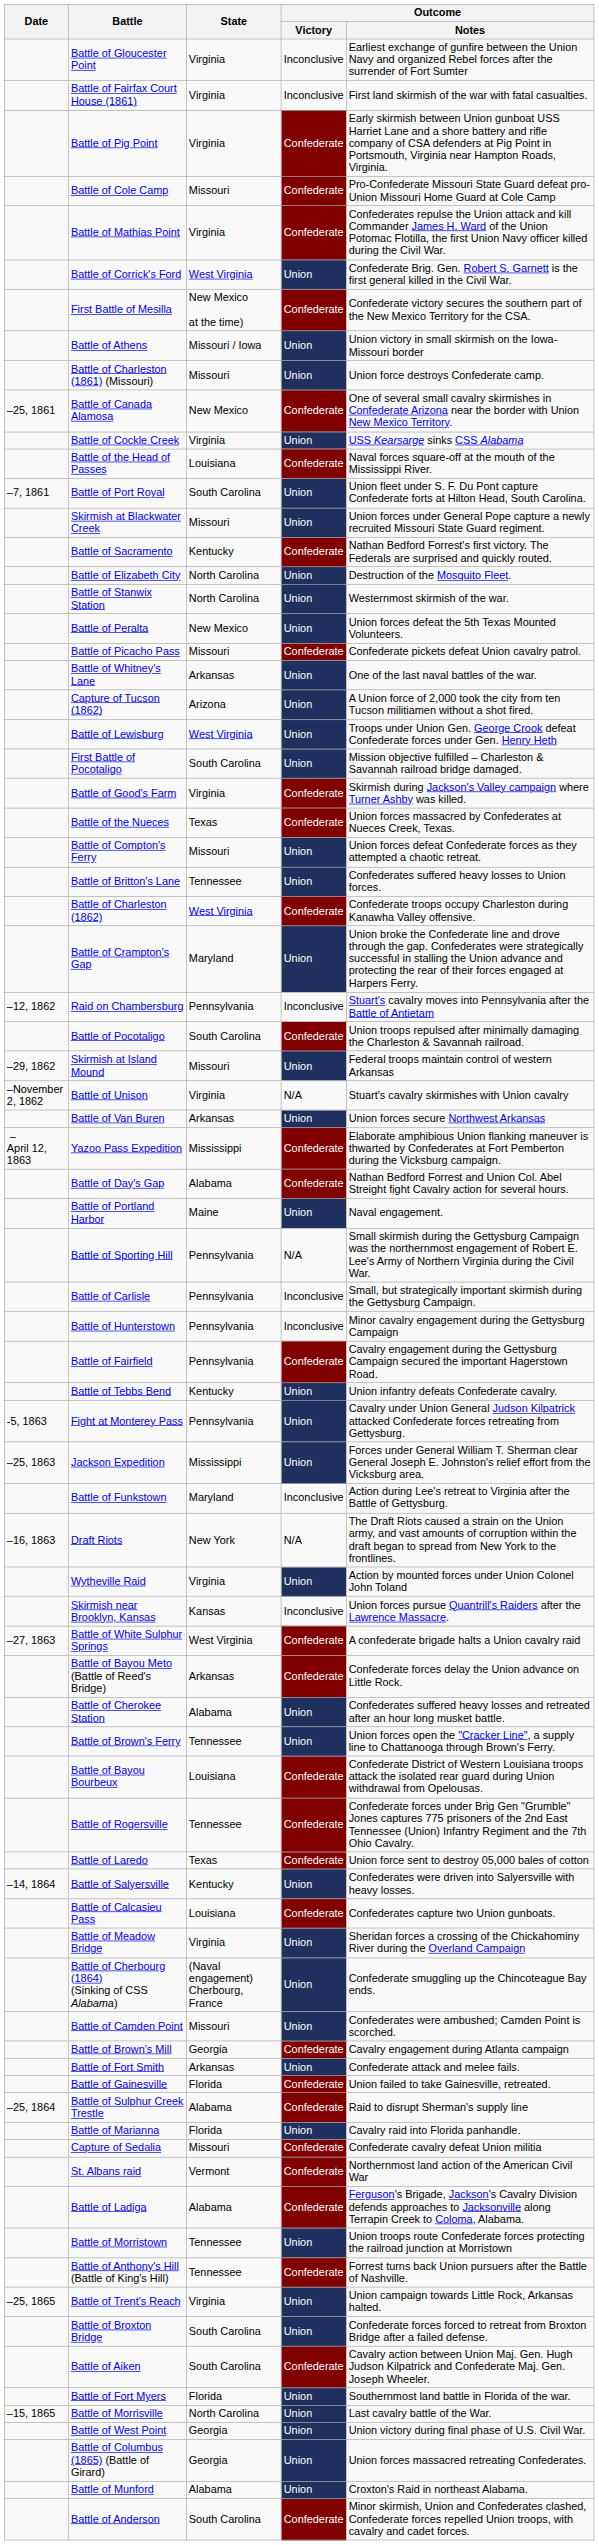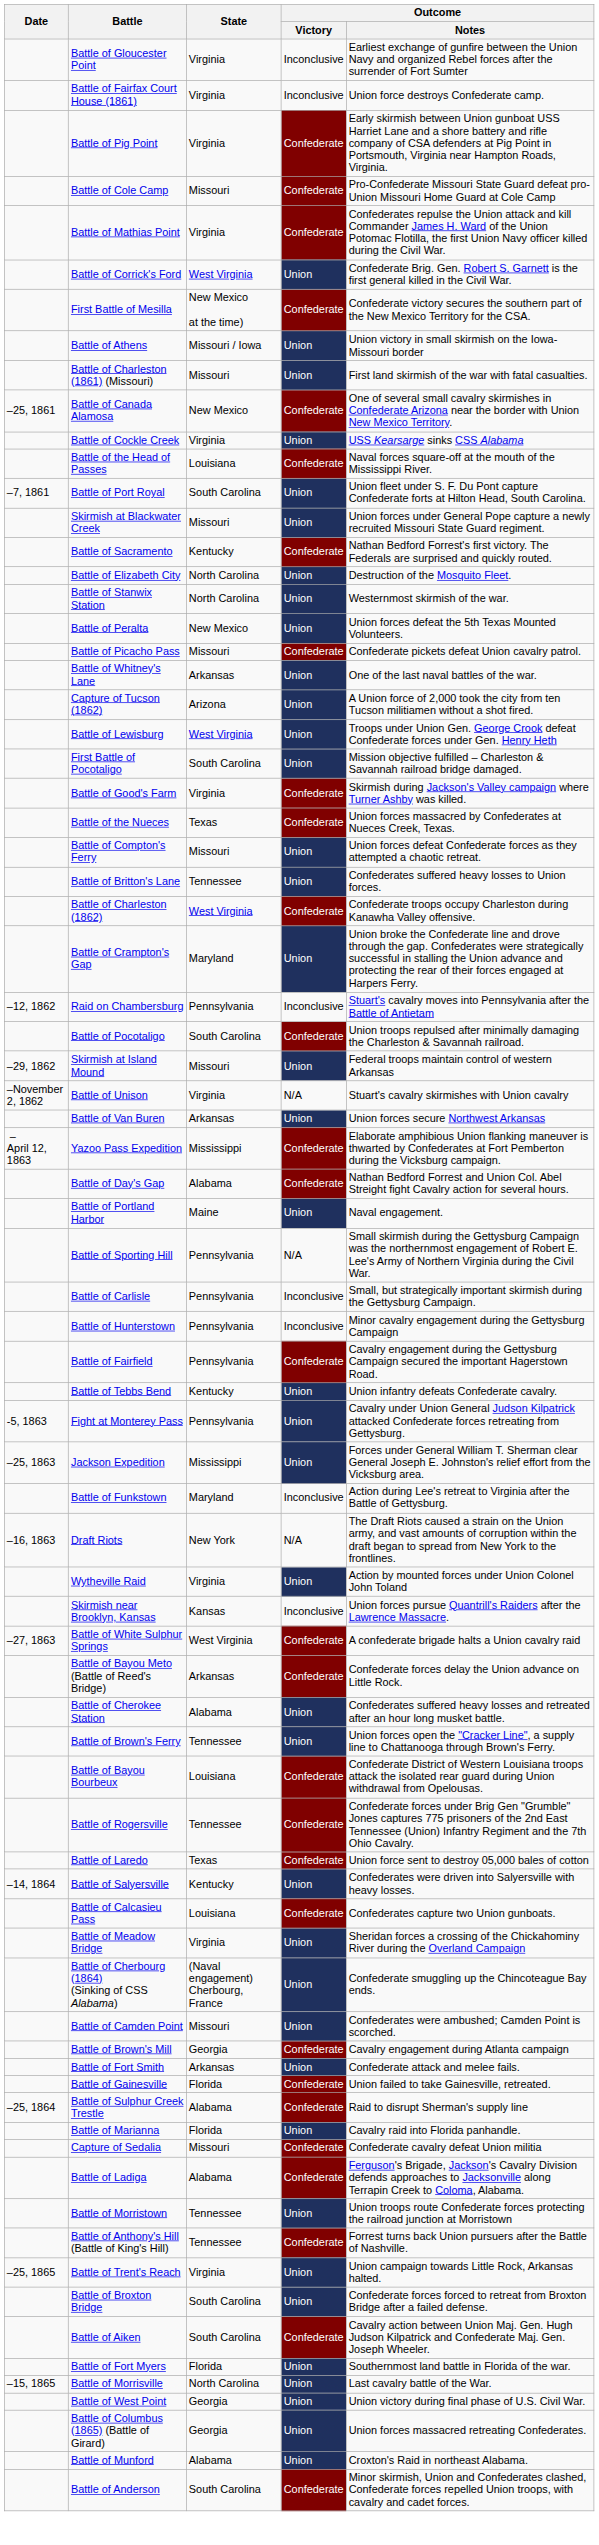(468, 95) First land skirmish of the war with fatal casualties. -> (446, 95) Union force destroys Confederate camp.
(446, 375) Union force destroys Confederate camp. -> (468, 375) First land skirmish of the war with fatal casualties.
- row: (106, 2171)
